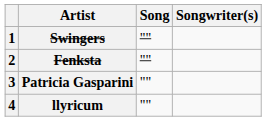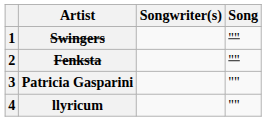columns swapped: (155, 15) <-> (217, 15)
